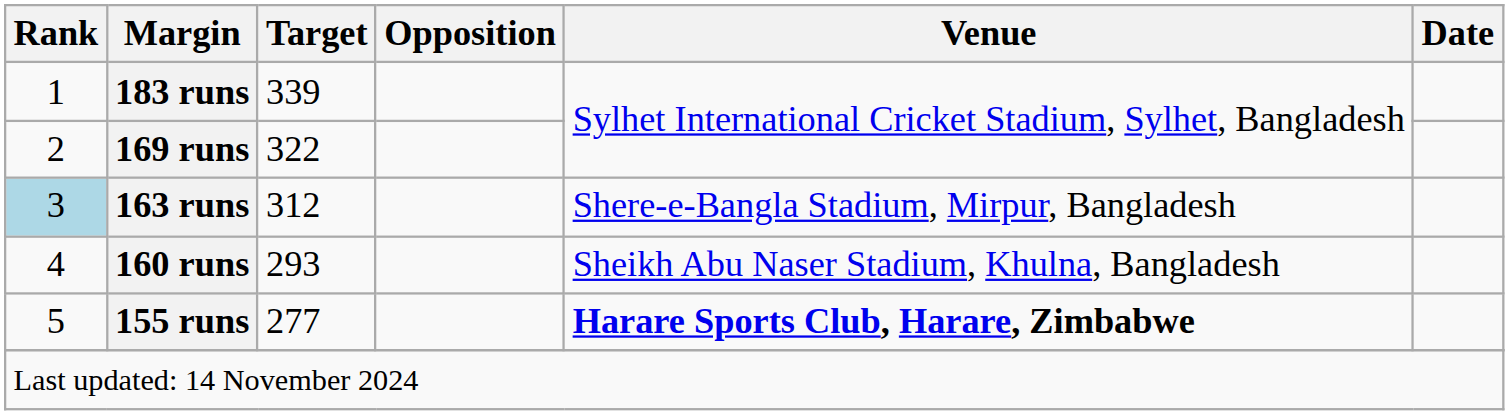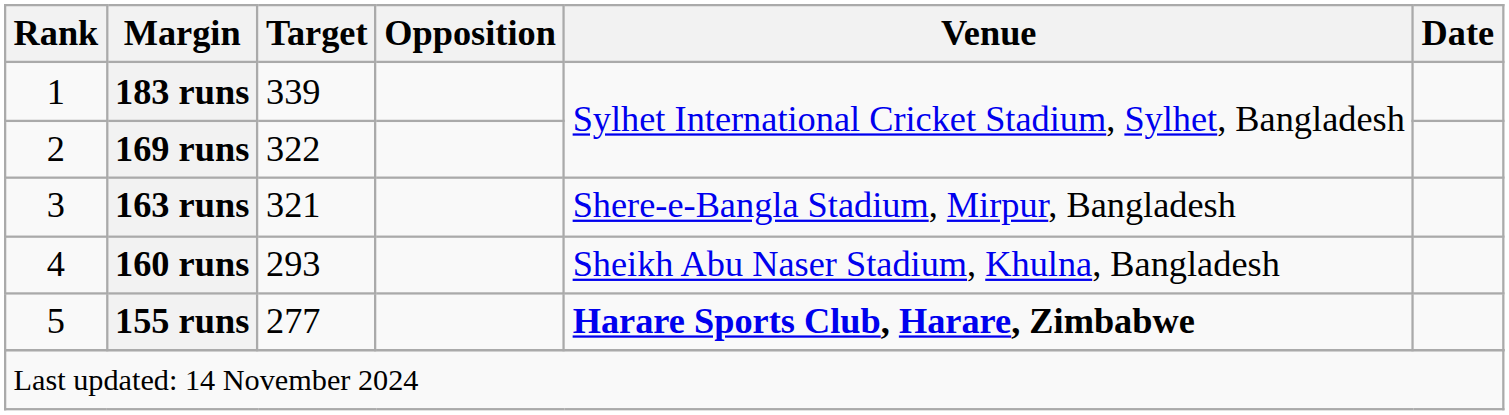(56, 206) lightblue background -> (56, 206) no background
(293, 206) 312 -> (293, 206) 321
